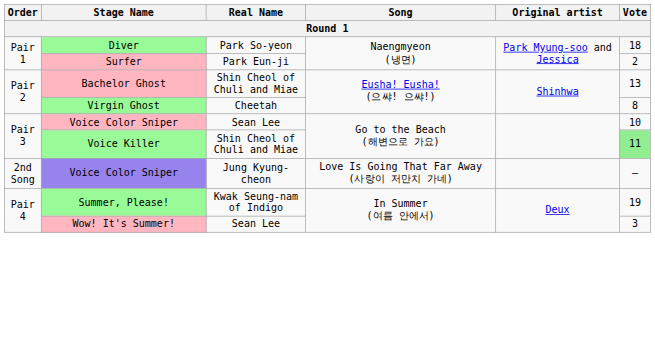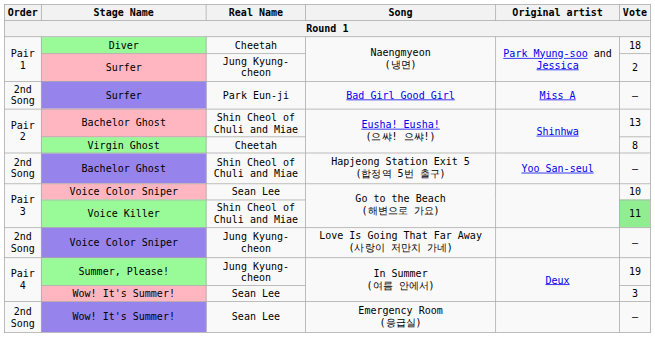(256, 45) Park So-yeon -> (256, 45) Cheetah
(256, 61) Park Eun-ji -> (256, 67) Jung Kyung-cheon
+ row: (124, 95)
+ row: (124, 168)
(256, 202) Kwak Seung-nam of Indigo -> (256, 272) Jung Kyung-cheon
+ row: (124, 317)
